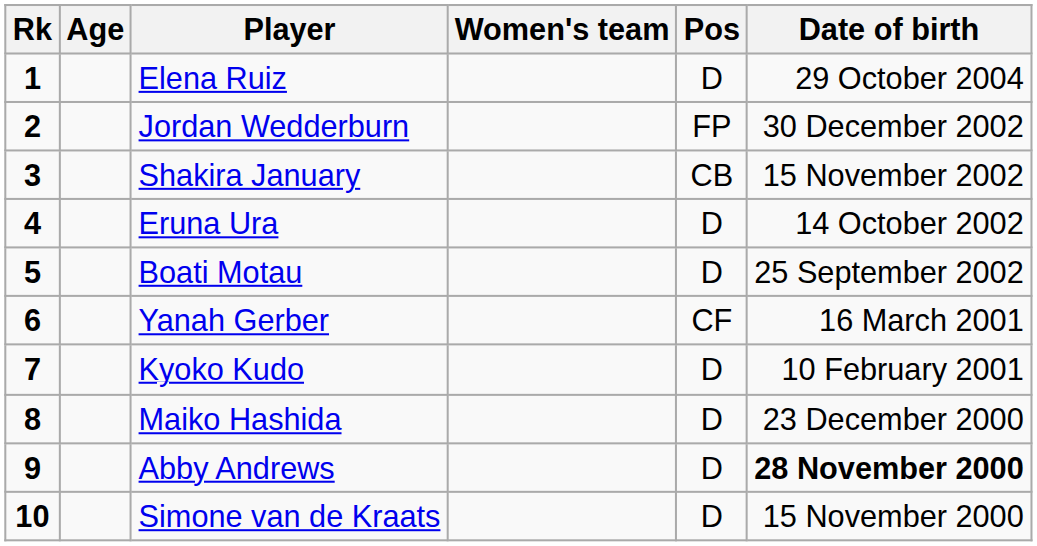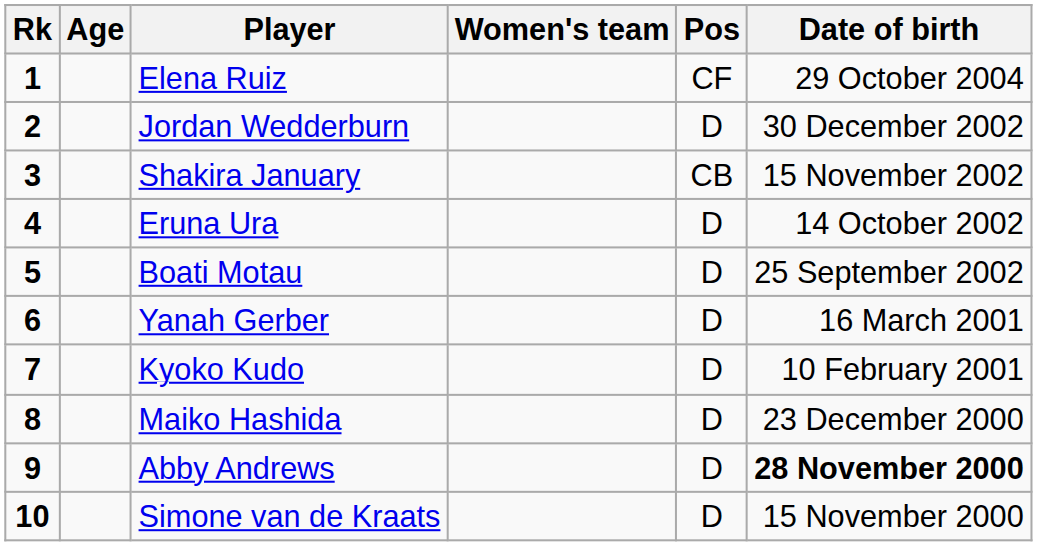(712, 78) D -> (712, 78) CF
(712, 127) FP -> (712, 127) D
(712, 321) CF -> (712, 321) D
